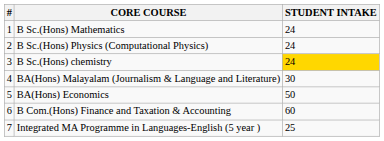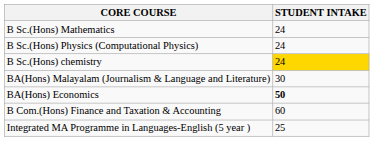- column: (9, 12)
(290, 95) normal -> (280, 95) bold
